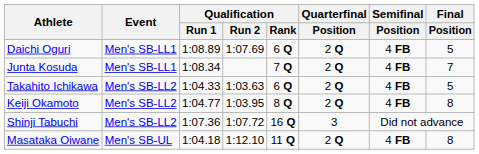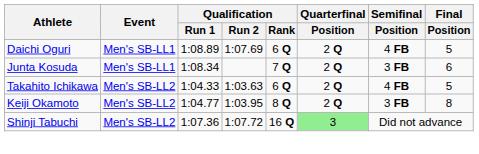(398, 67) 4 FB -> (397, 67) 3 FB
(450, 67) 7 -> (449, 67) 6
(398, 104) 4 FB -> (397, 104) 3 FB
(334, 122) no background -> (333, 122) lightgreen background
- row: (53, 140)
